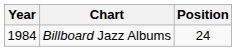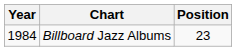(203, 35) 24 -> (203, 35) 23
